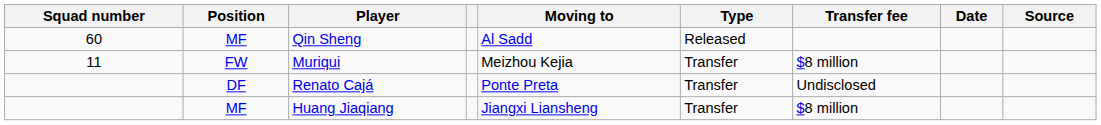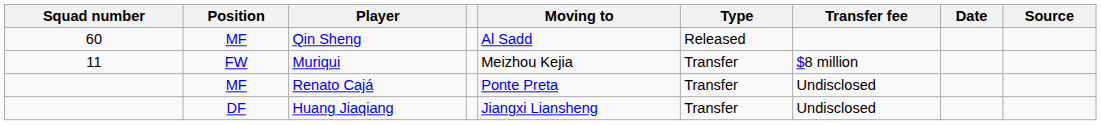(236, 86) DF -> (236, 86) MF
(236, 109) MF -> (236, 109) DF
(827, 109) $8 million -> (836, 109) Undisclosed
